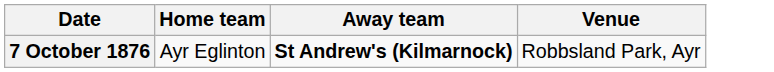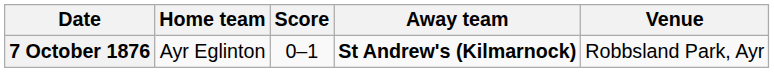+ column: (302, 20)
